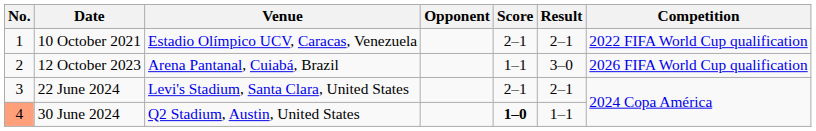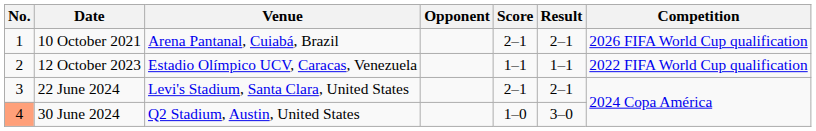(283, 41) Estadio Olímpico UCV, Caracas, Venezuela -> (243, 41) Arena Pantanal, Cuiabá, Brazil
(699, 41) 2022 FIFA World Cup qualification -> (699, 41) 2026 FIFA World Cup qualification
(243, 65) Arena Pantanal, Cuiabá, Brazil -> (283, 65) Estadio Olímpico UCV, Caracas, Venezuela
(561, 65) 3–0 -> (561, 65) 1–1
(699, 65) 2026 FIFA World Cup qualification -> (699, 65) 2022 FIFA World Cup qualification
(515, 114) bold -> (515, 114) normal
(561, 114) 1–1 -> (561, 114) 3–0
